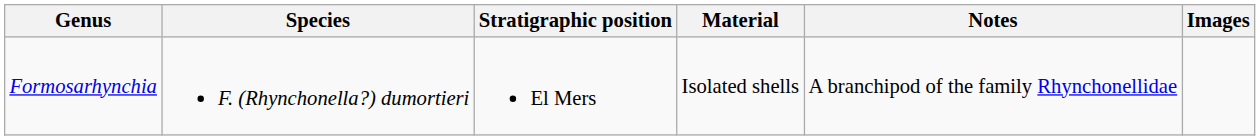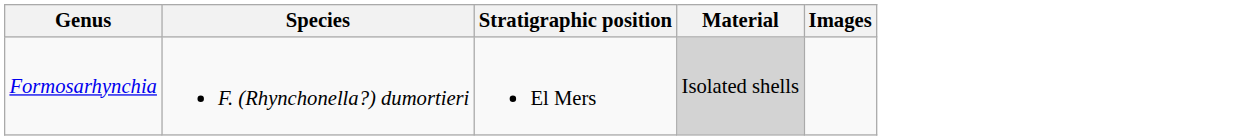- column: (993, 20)
(740, 85) no background -> (740, 85) lightgrey background
